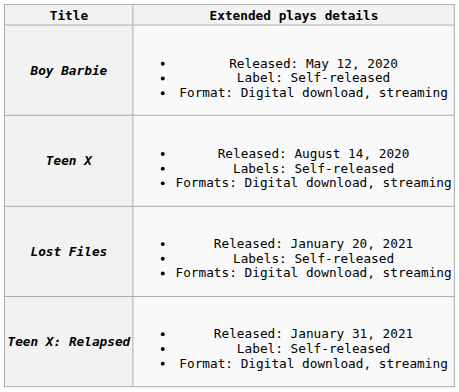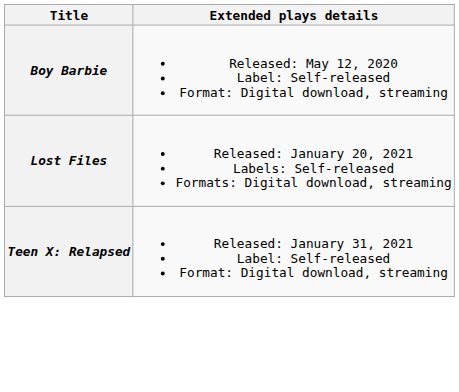- row: (69, 161)
